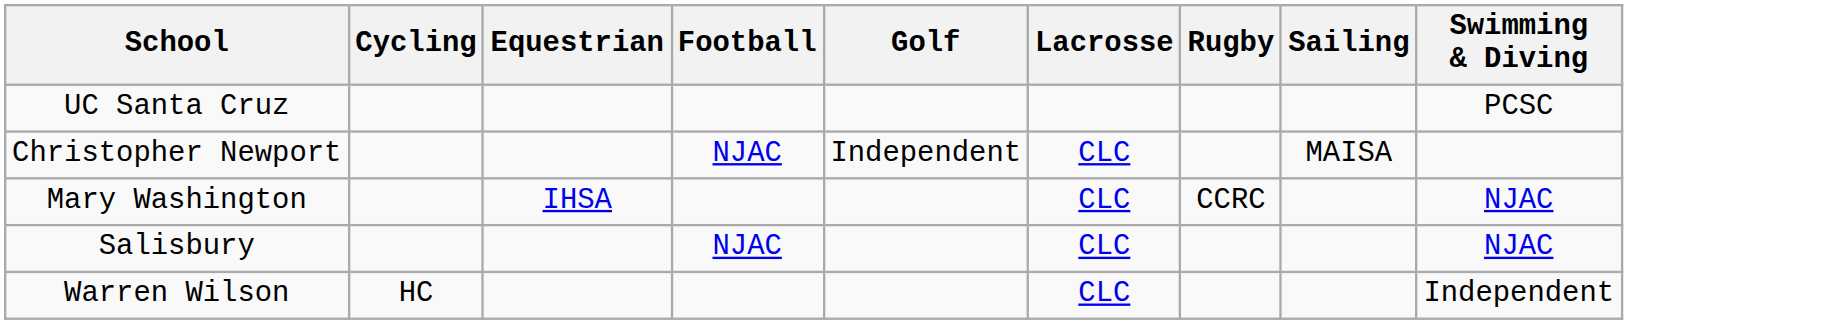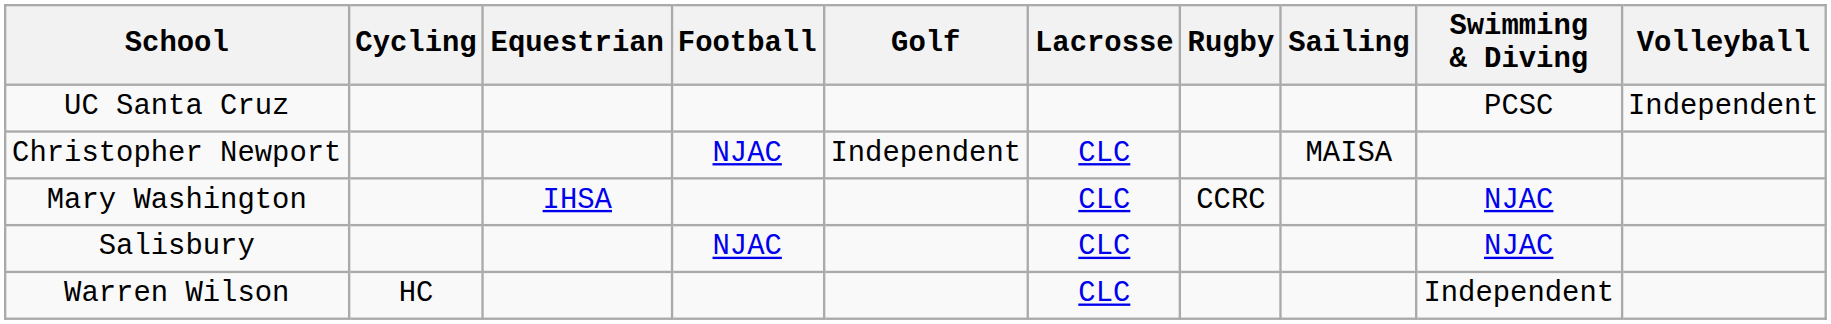+ column: (1723, 45)
